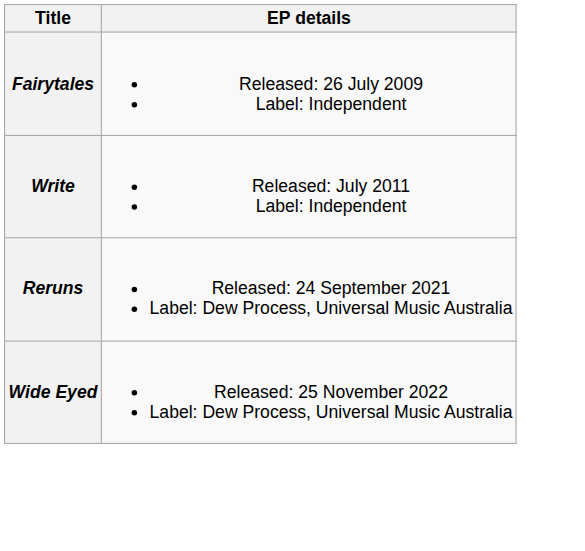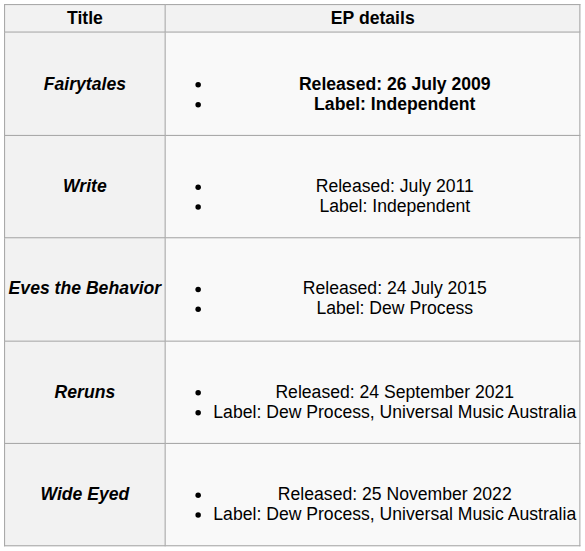(309, 94) normal -> (373, 94) bold
+ row: (85, 289)
